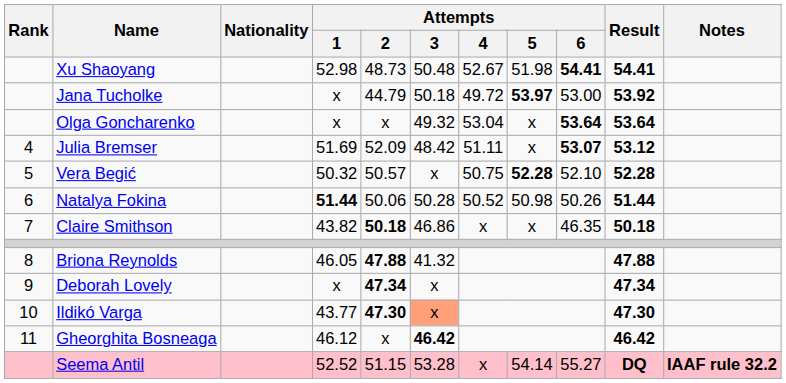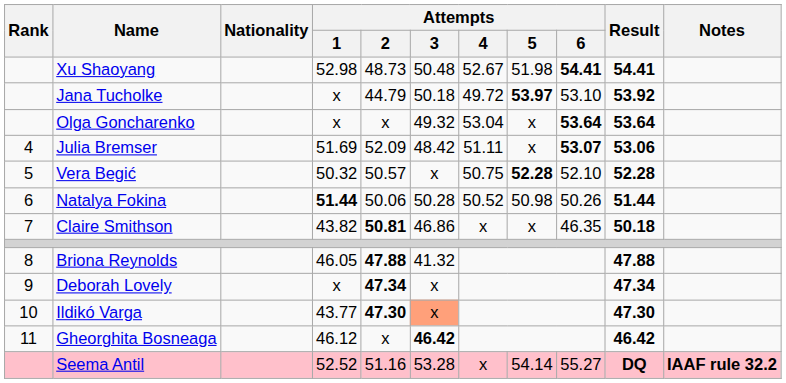(581, 95) 53.00 -> (581, 95) 53.10
(634, 148) 53.12 -> (634, 148) 53.06
(385, 226) 50.18 -> (385, 226) 50.81
(385, 364) 51.15 -> (385, 364) 51.16
